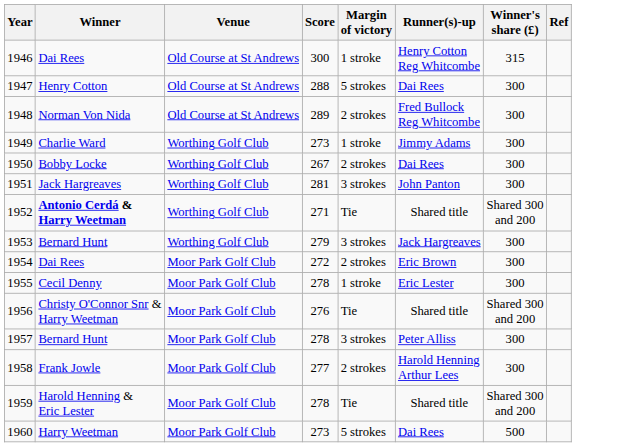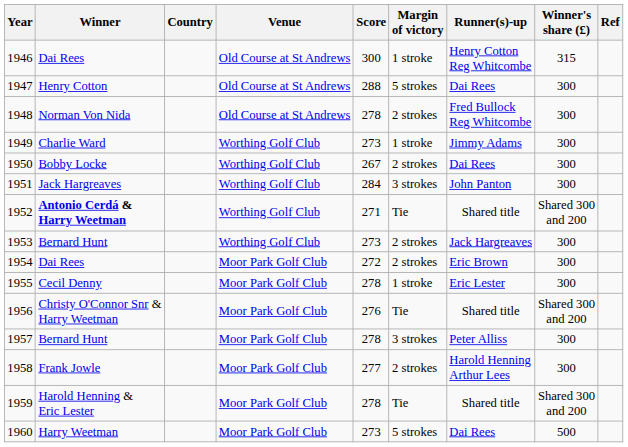+ column: (190, 22)
(320, 114) 289 -> (371, 114) 278
(320, 184) 281 -> (371, 184) 284
(320, 241) 279 -> (371, 241) 273
(363, 241) 3 strokes -> (415, 241) 2 strokes
